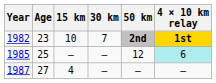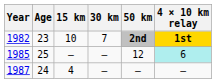(43, 70) 27 -> (43, 70) 24
